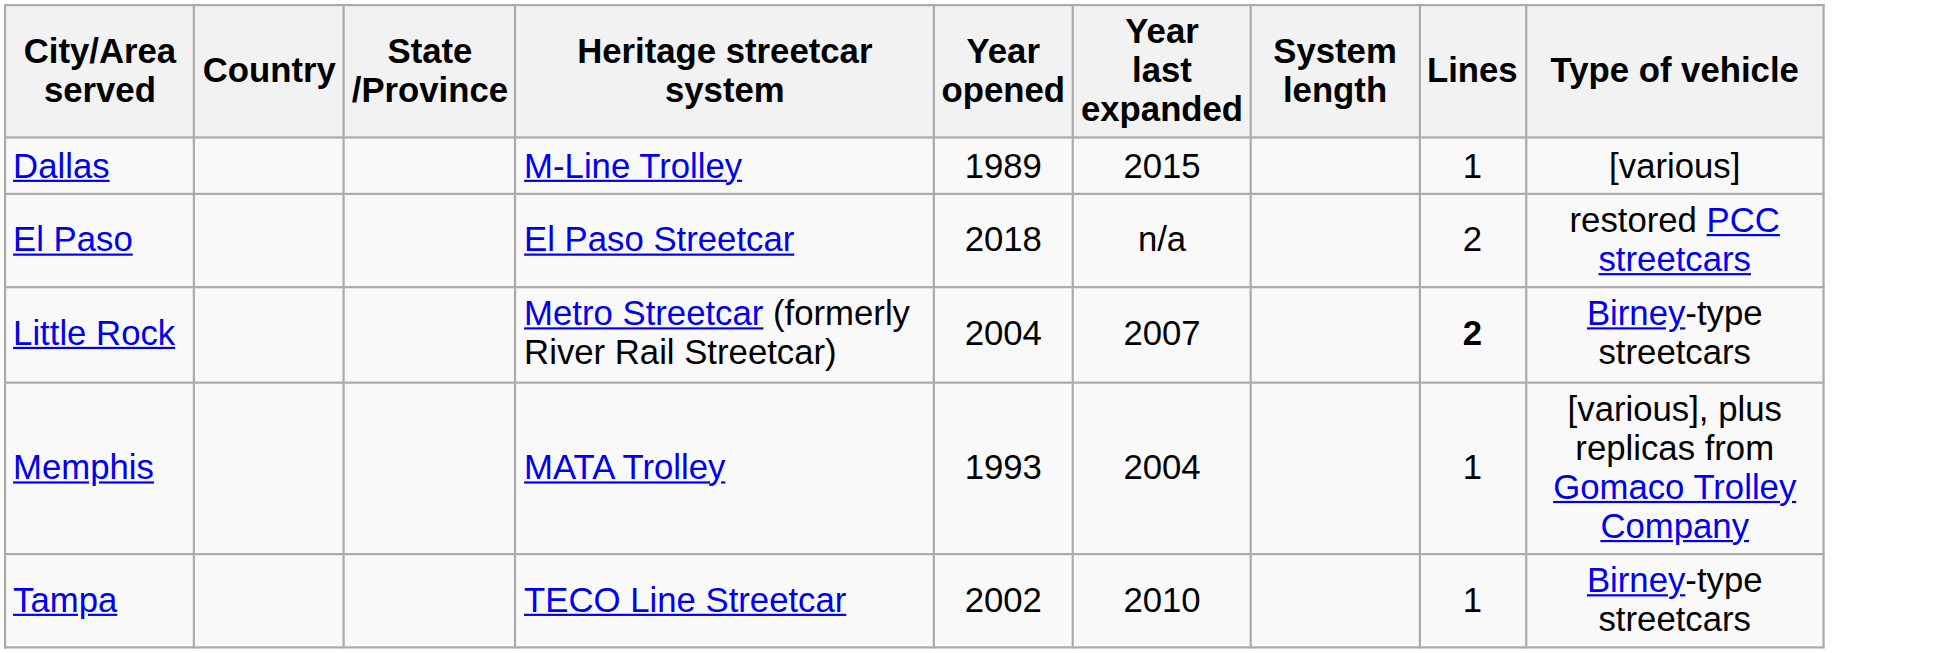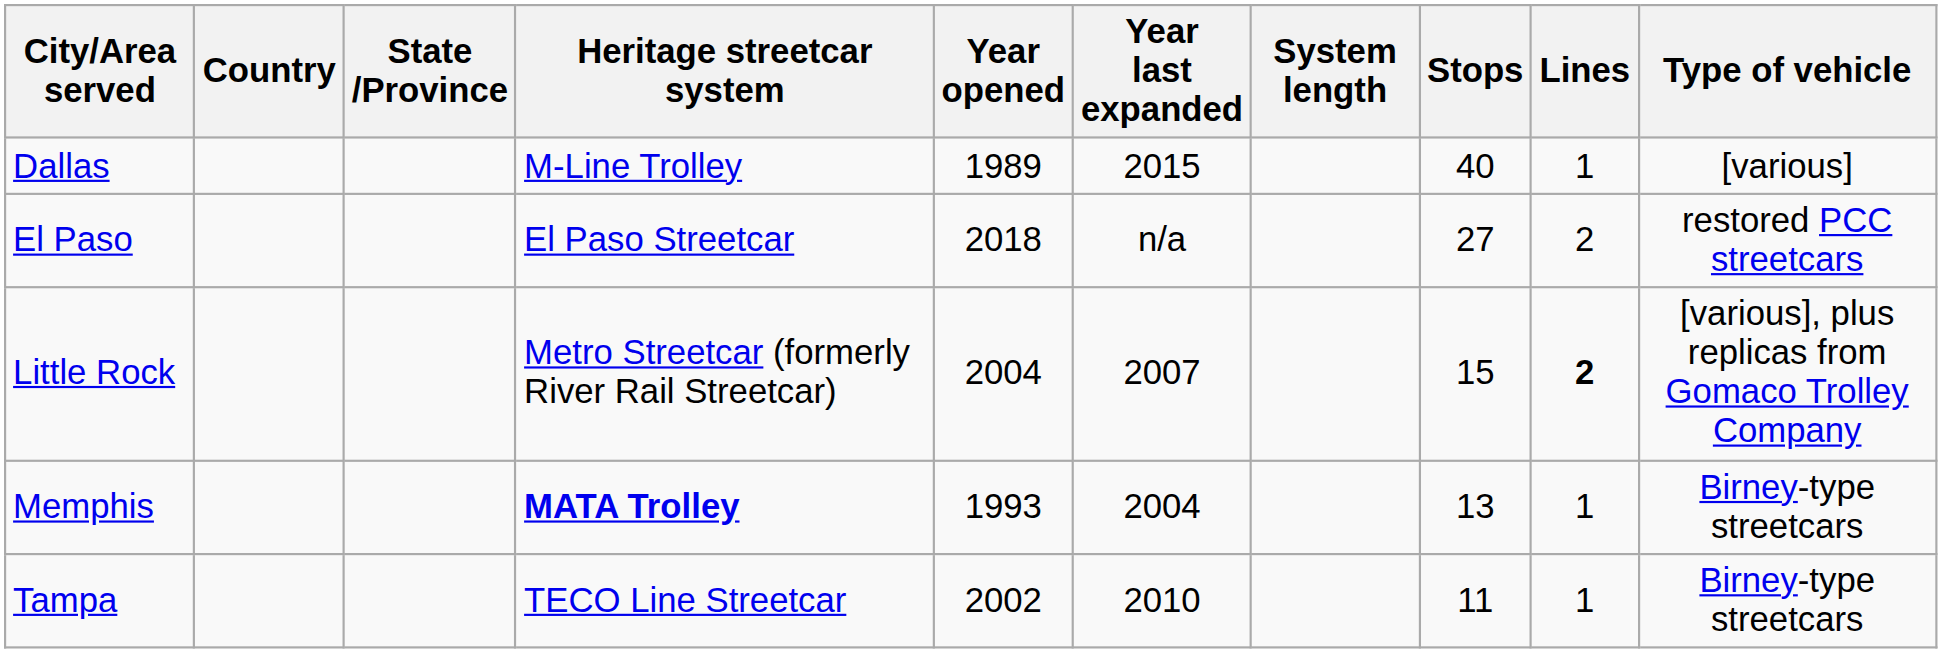+ column: (1475, 71)
(1675, 333) Birney-type streetcars -> (1787, 372) [various], plus replicas from Gomaco Trolley Company
(625, 467) normal -> (632, 506) bold
(1675, 467) [various], plus replicas from Gomaco Trolley Company -> (1787, 506) Birney-type streetcars
